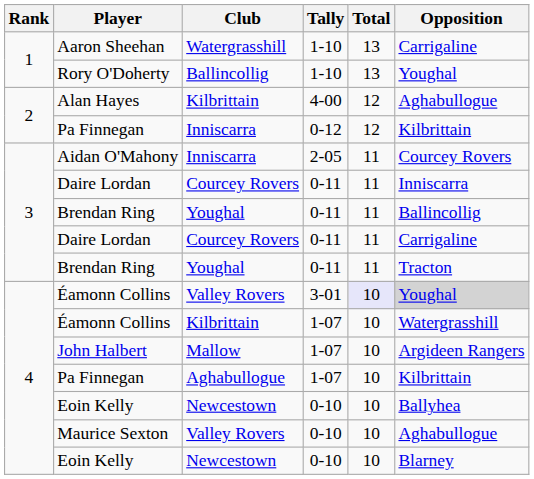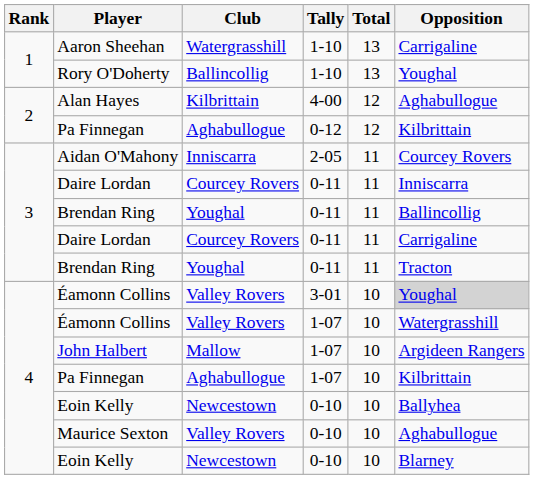(221, 128) Inniscarra -> (236, 128) Aghabullogue
(371, 294) lavender background -> (371, 294) no background
(223, 322) Kilbrittain -> (235, 322) Valley Rovers
